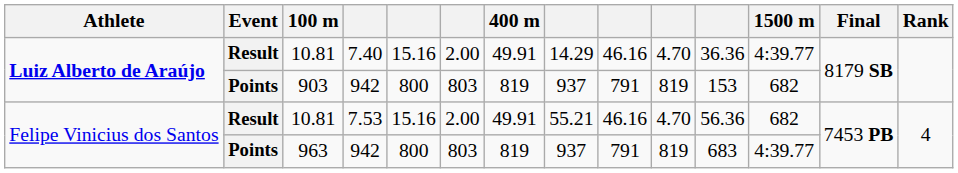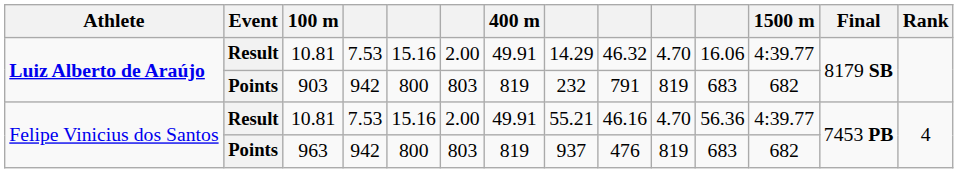(365, 53) 7.40 -> (365, 53) 7.53
(625, 53) 46.16 -> (625, 53) 46.32
(722, 53) 36.36 -> (722, 53) 16.06
(571, 86) 937 -> (571, 86) 232
(722, 86) 153 -> (722, 86) 683
(784, 118) 682 -> (784, 118) 4:39.77
(625, 151) 791 -> (625, 151) 476
(784, 151) 4:39.77 -> (784, 151) 682
